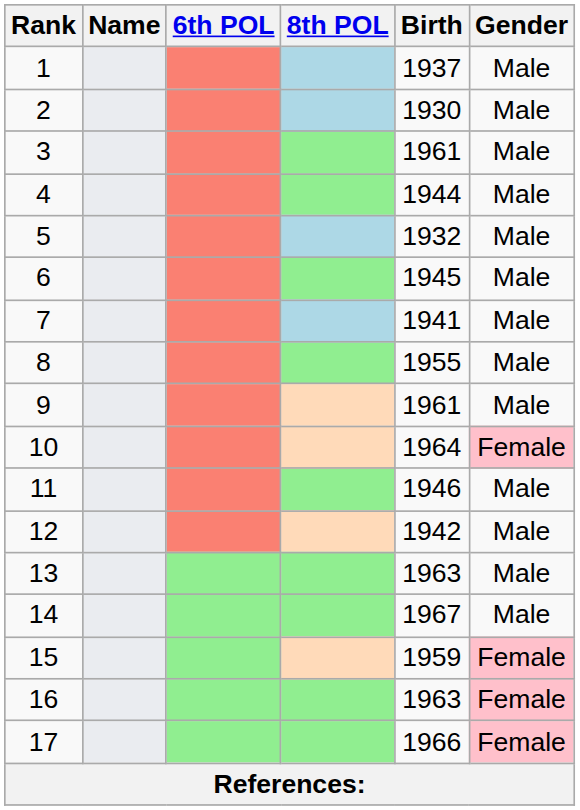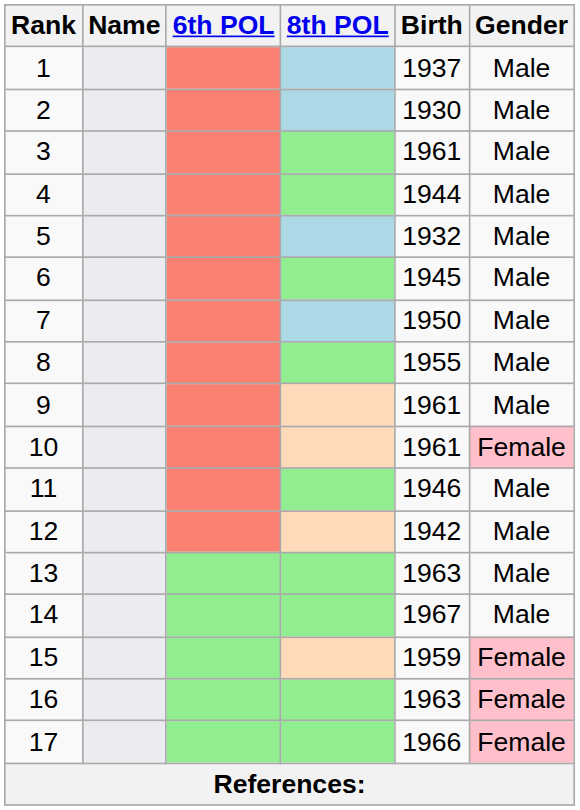(432, 320) 1941 -> (432, 320) 1950
(432, 446) 1964 -> (432, 446) 1961
